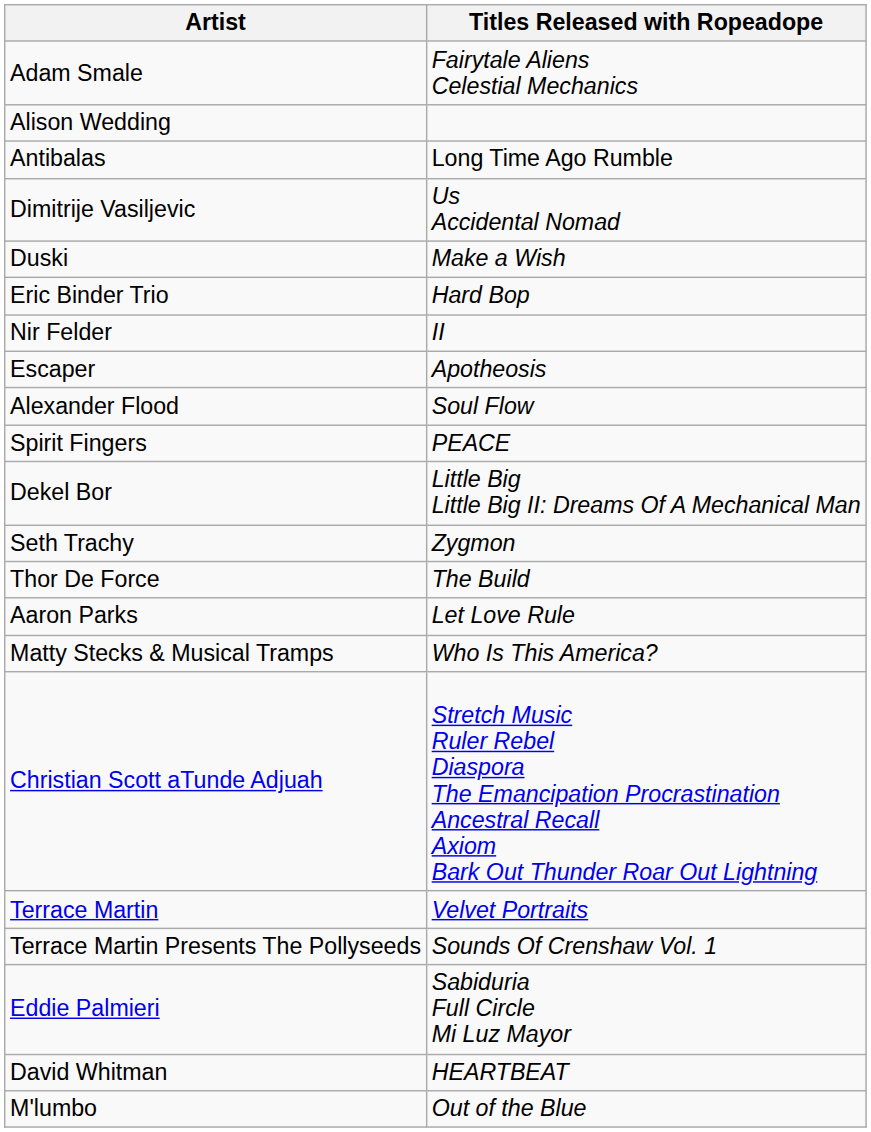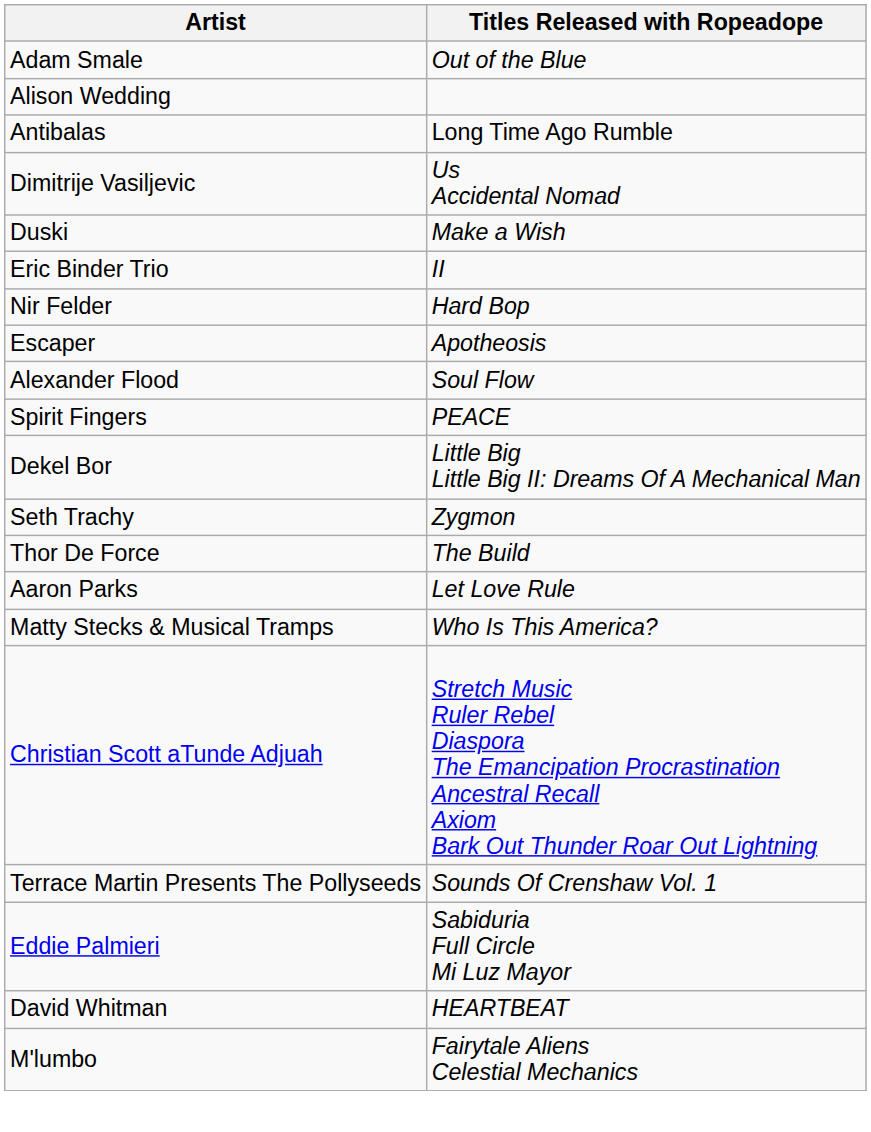(535, 72) Fairytale Aliens Celestial Mechanics -> (509, 59) Out of the Blue
(481, 295) Hard Bop -> (438, 269) II
(438, 332) II -> (481, 306) Hard Bop
- row: (84, 909)
(509, 1108) Out of the Blue -> (535, 1058) Fairytale Aliens Celestial Mechanics
